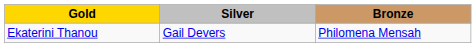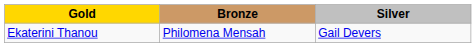columns swapped: (238, 14) <-> (393, 14)
